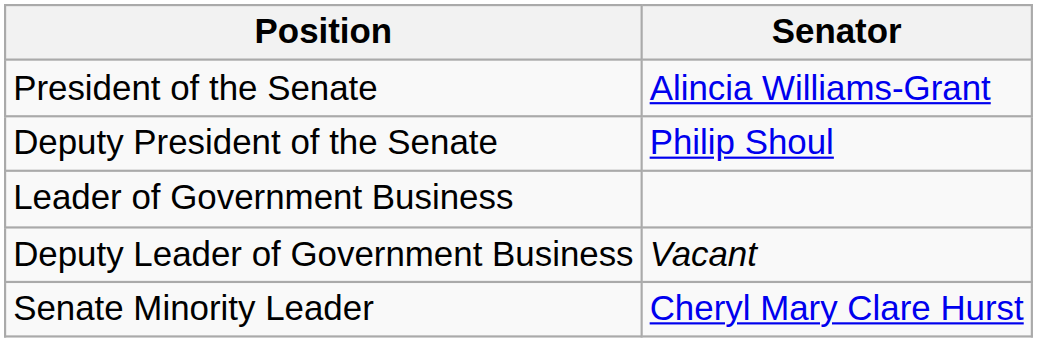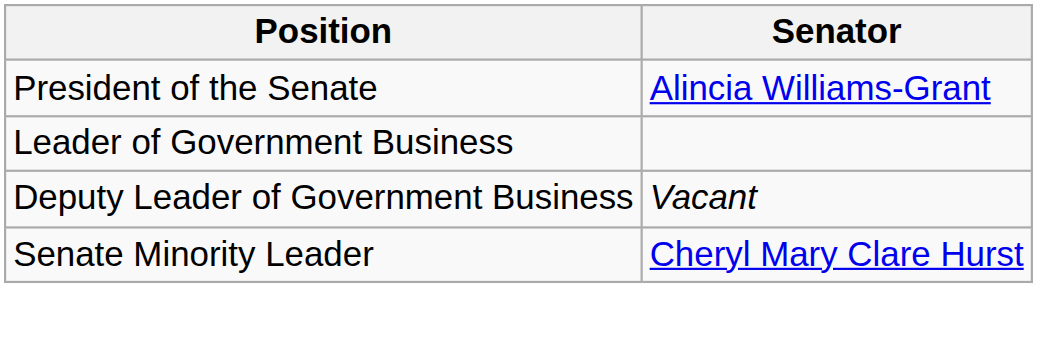- row: (256, 142)
